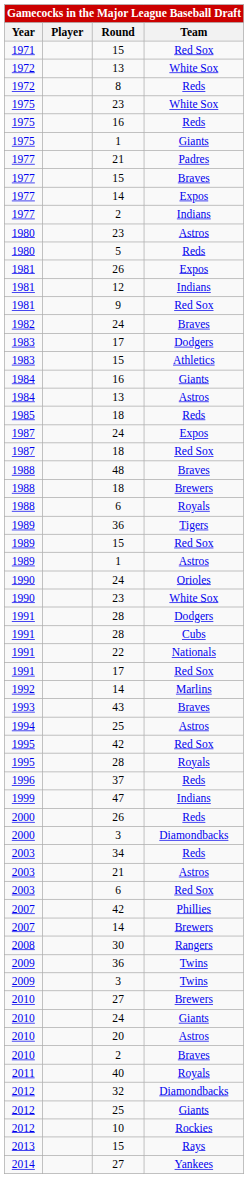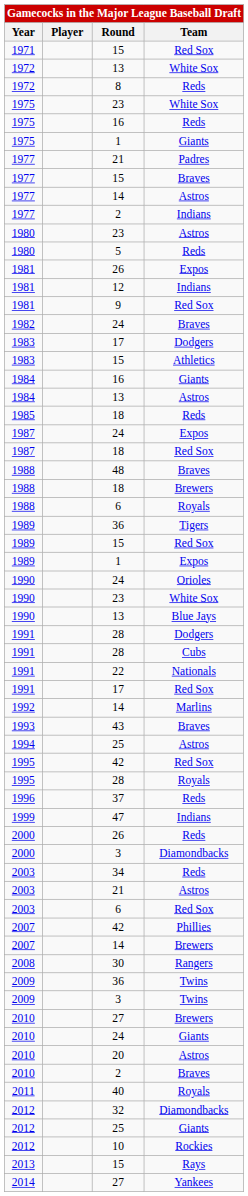(194, 196) Expos -> (194, 196) Astros
(194, 561) Astros -> (194, 561) Expos
+ row: (23, 616)
